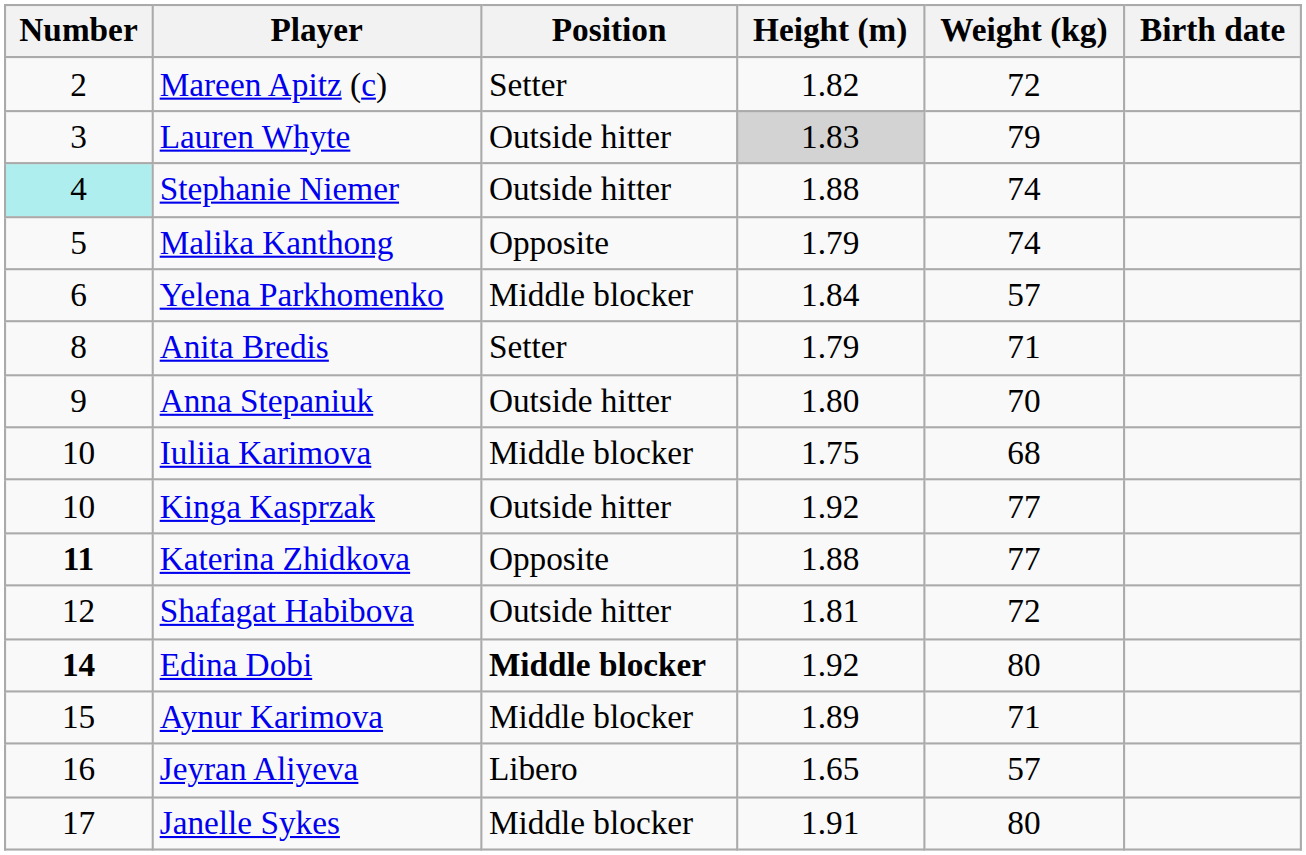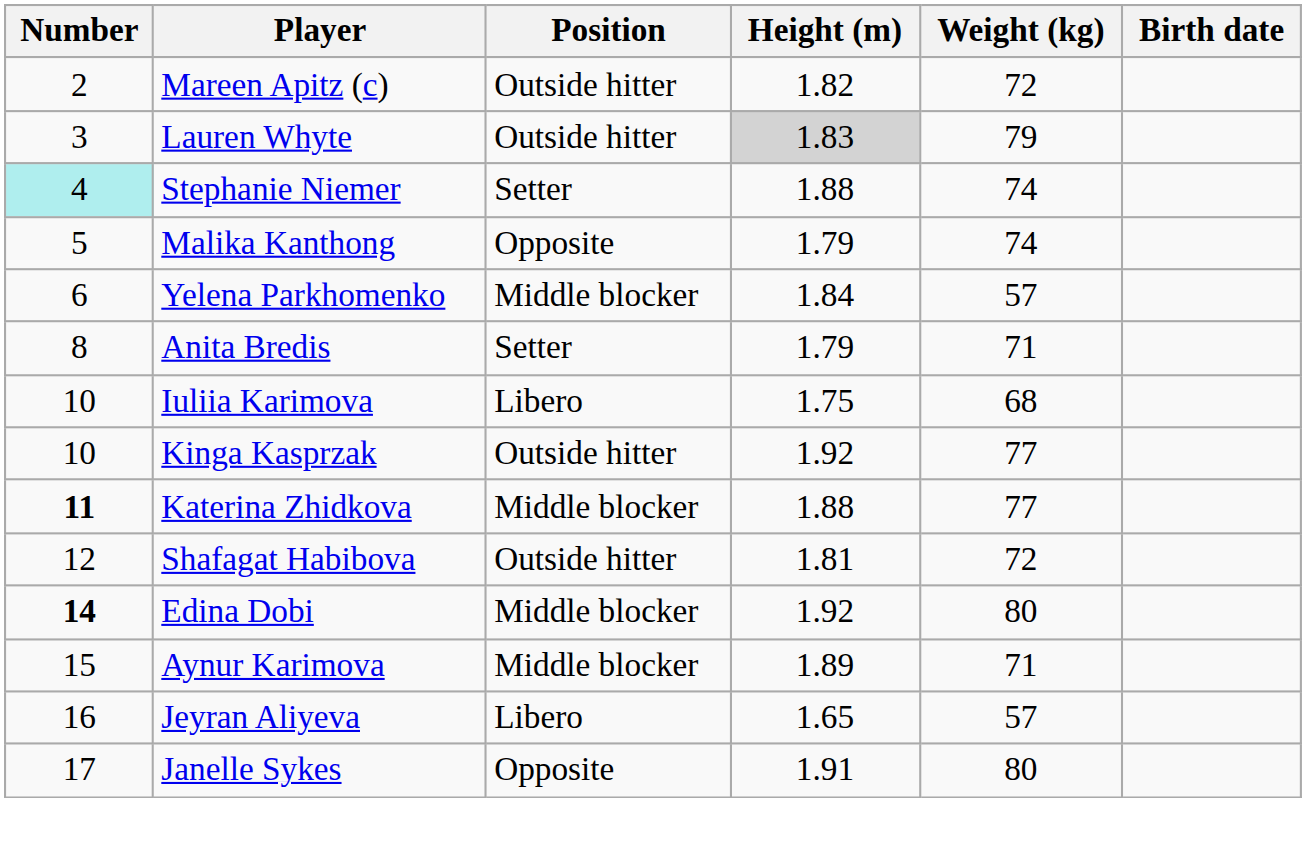(528, 83) Setter -> (585, 83) Outside hitter
(580, 189) Outside hitter -> (533, 189) Setter
- row: (266, 400)
(591, 453) Middle blocker -> (539, 400) Libero
(549, 558) Opposite -> (596, 505) Middle blocker
(598, 664) bold -> (596, 611) normal
(591, 822) Middle blocker -> (554, 769) Opposite
